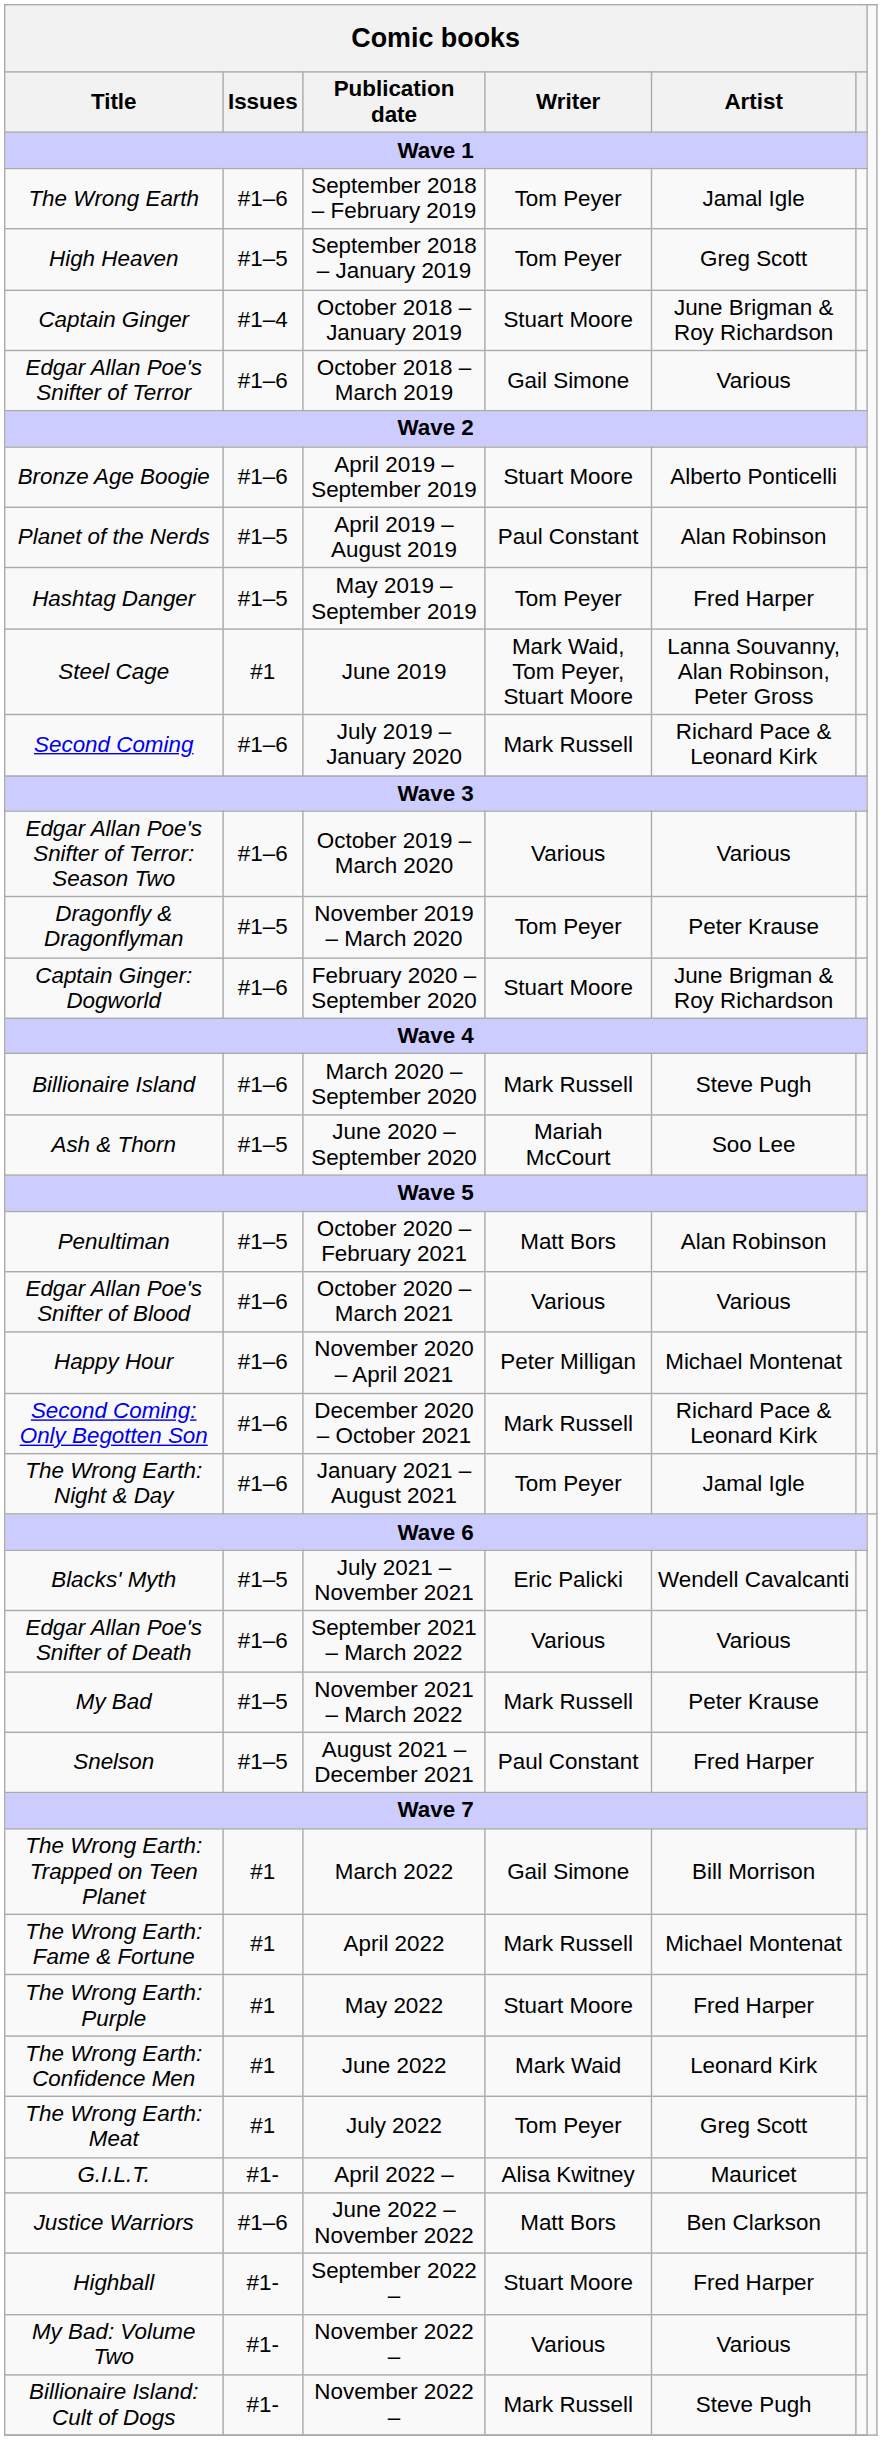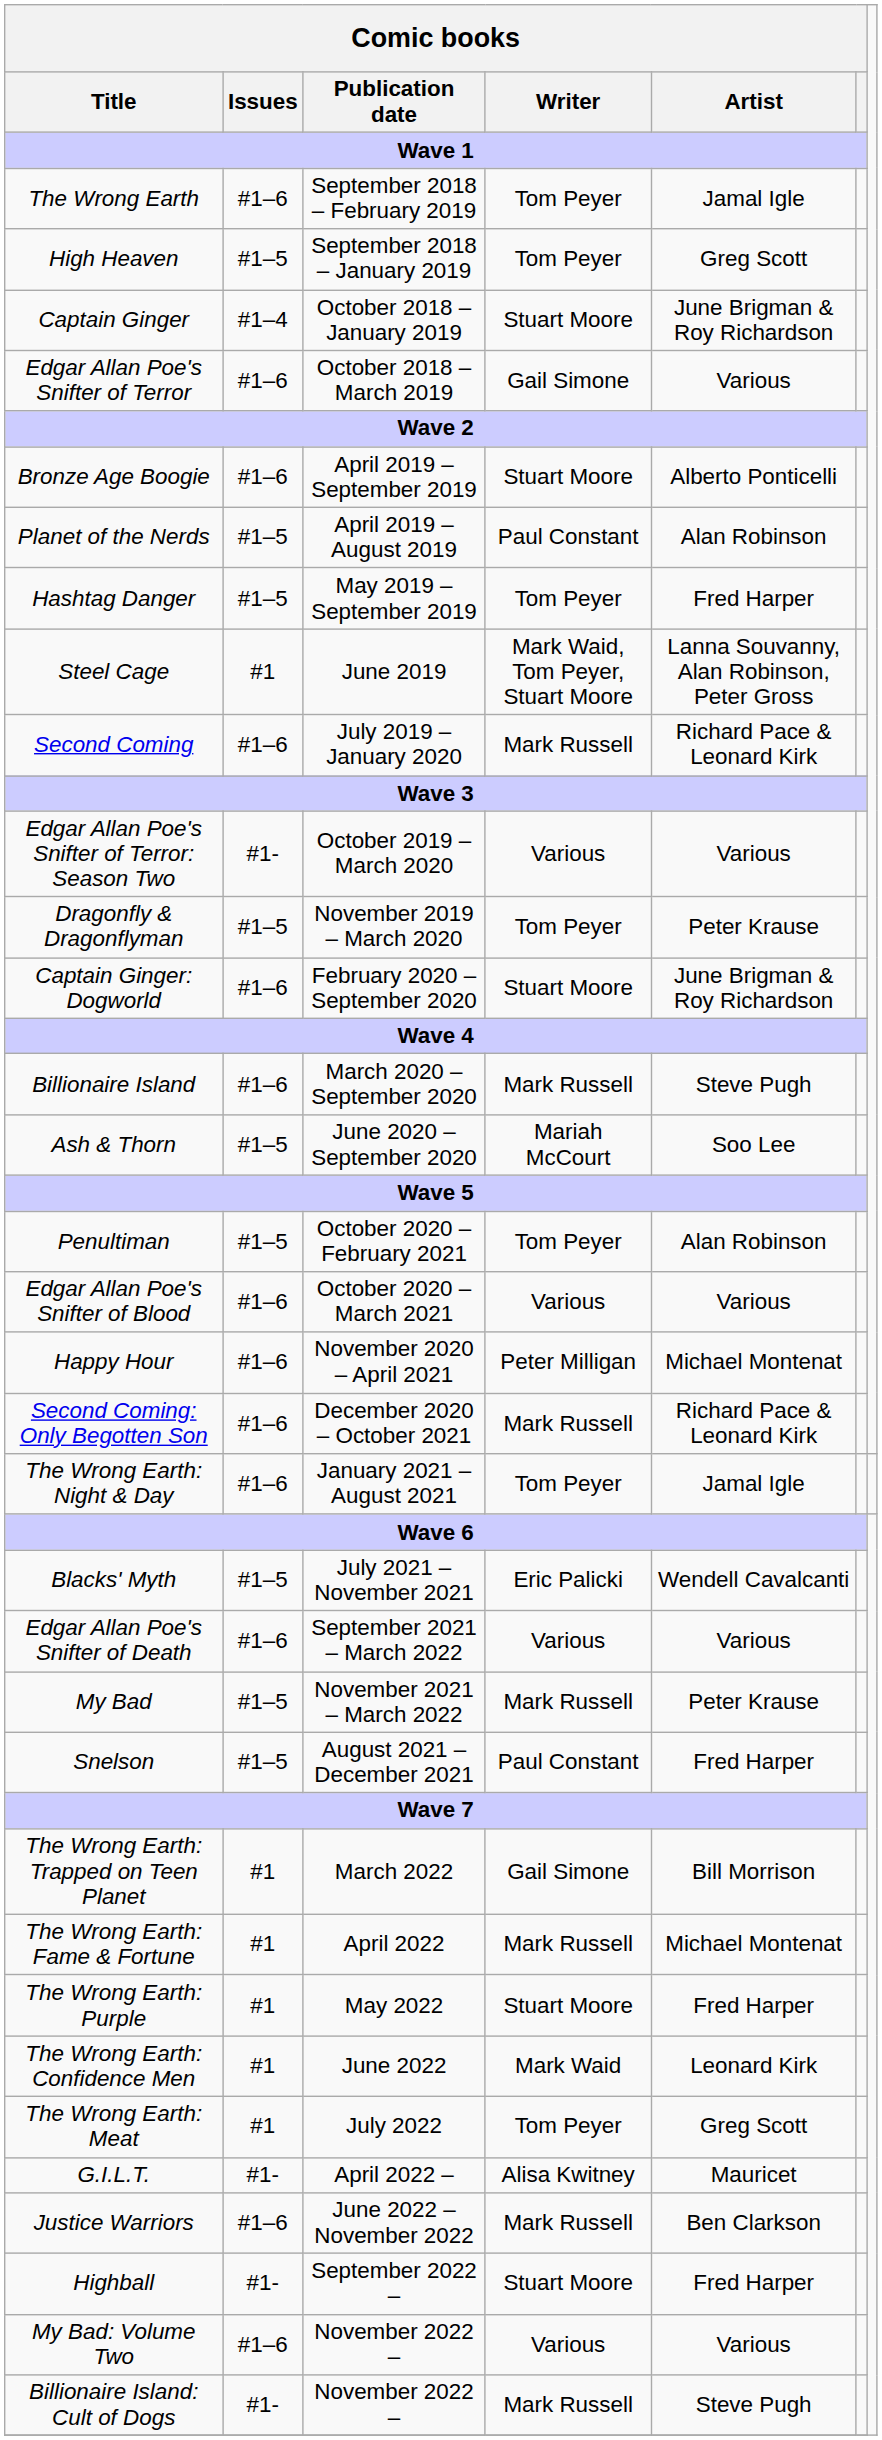(263, 853) #1–6 -> (263, 853) #1-
(568, 1240) Matt Bors -> (568, 1240) Tom Peyer
(568, 2222) Matt Bors -> (568, 2222) Mark Russell
(263, 2344) #1- -> (263, 2344) #1–6
